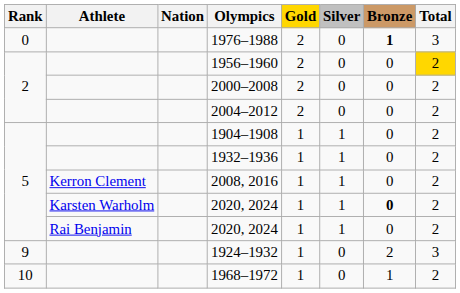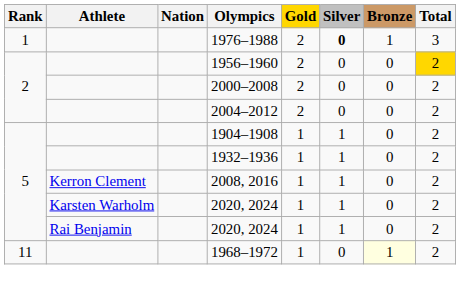(25, 39) 0 -> (25, 39) 1
(342, 39) normal -> (342, 39) bold
(390, 39) bold -> (390, 39) normal
(390, 205) bold -> (390, 205) normal
- row: (102, 252)
(25, 275) 10 -> (25, 252) 11
(390, 275) no background -> (390, 252) lightyellow background
